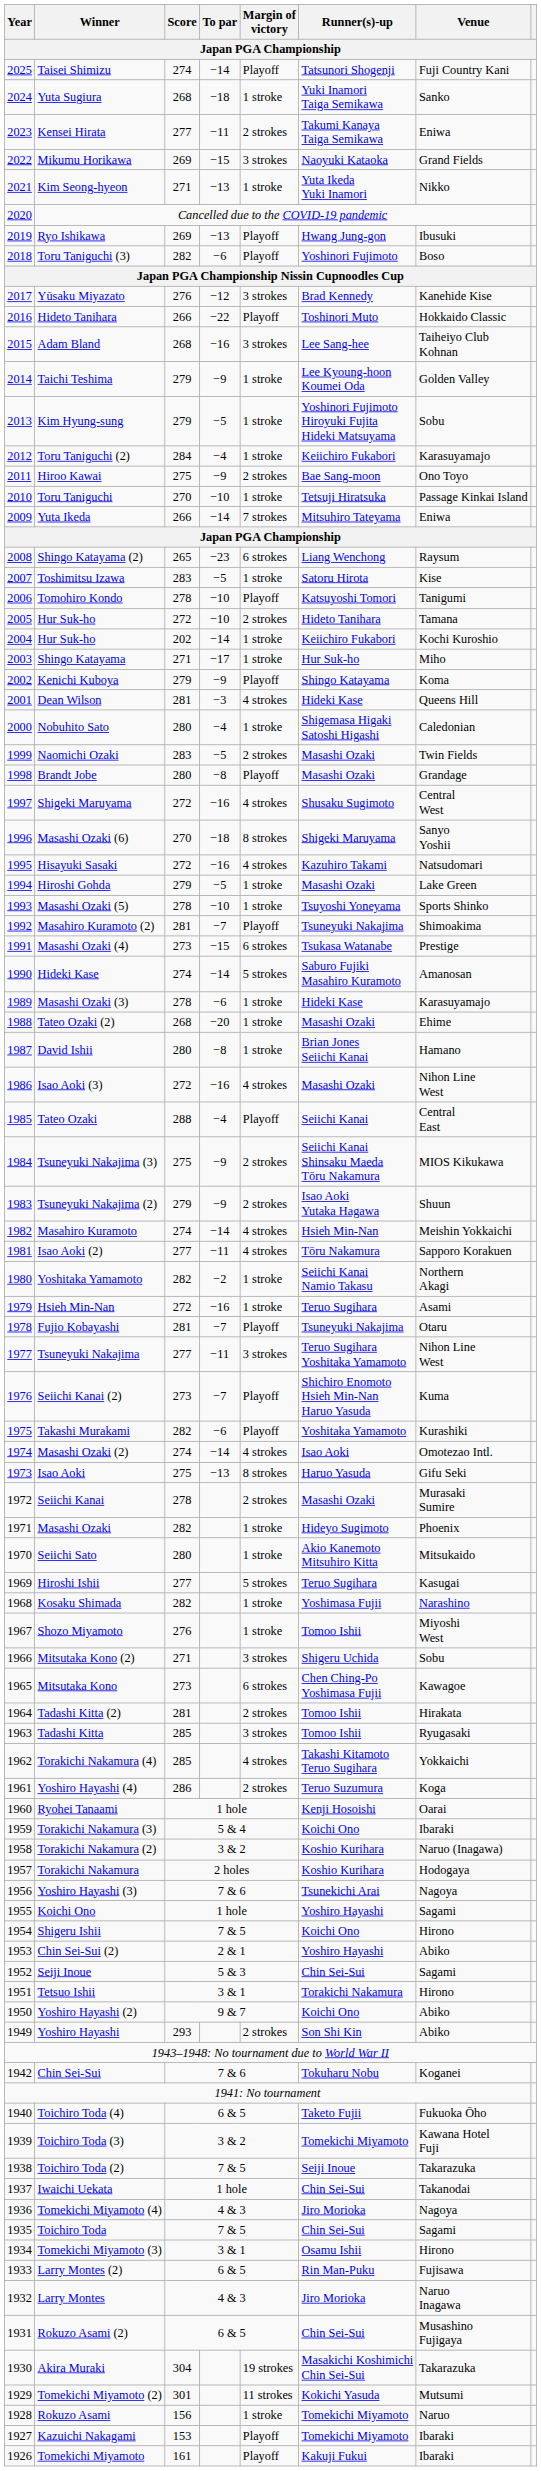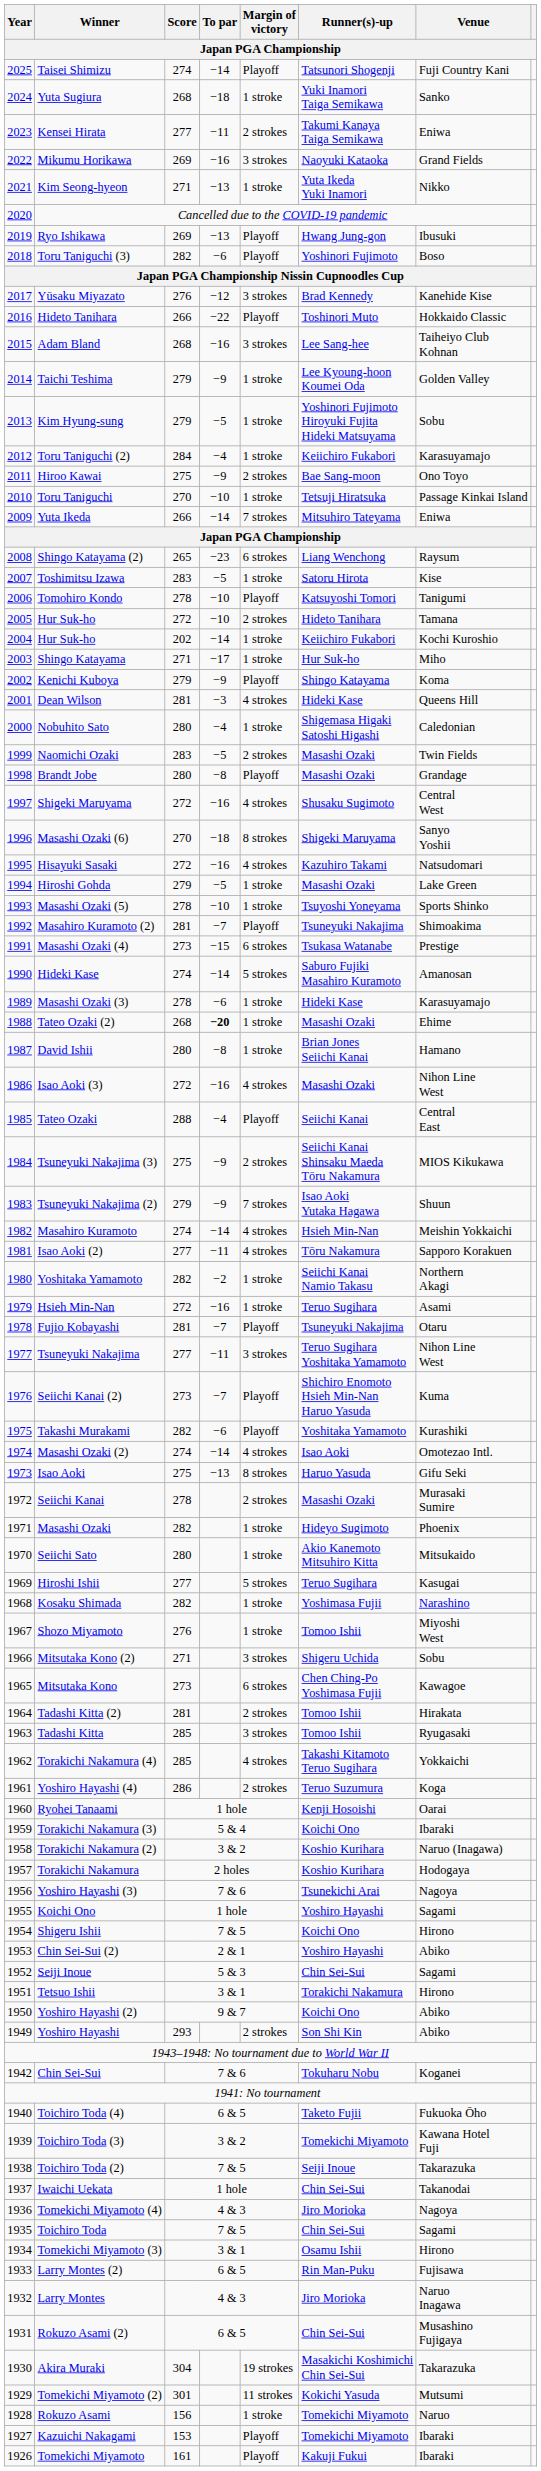(220, 160) −15 -> (220, 160) −16
(220, 1022) normal -> (220, 1022) bold
(265, 1203) 2 strokes -> (265, 1203) 7 strokes
